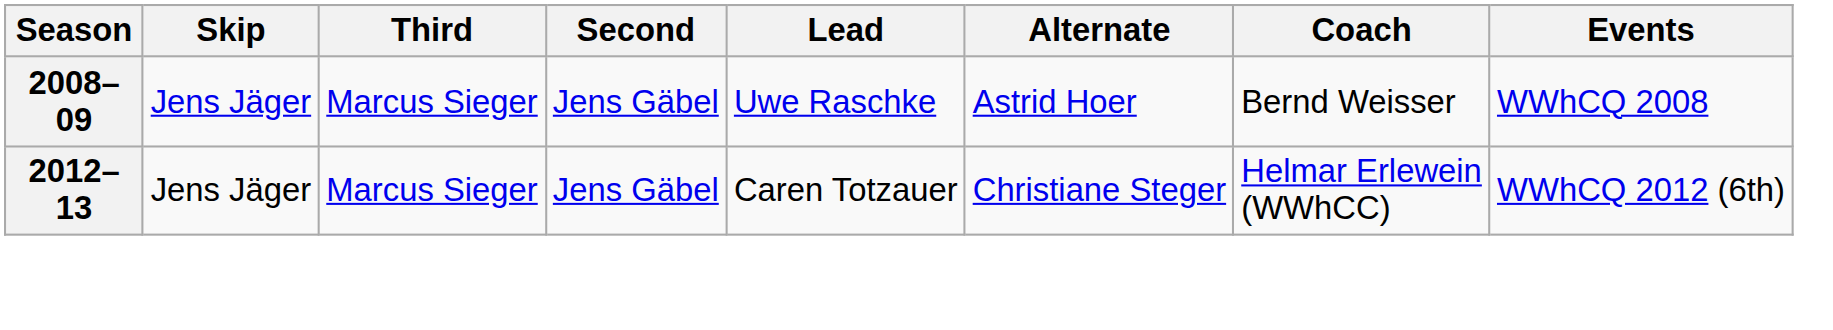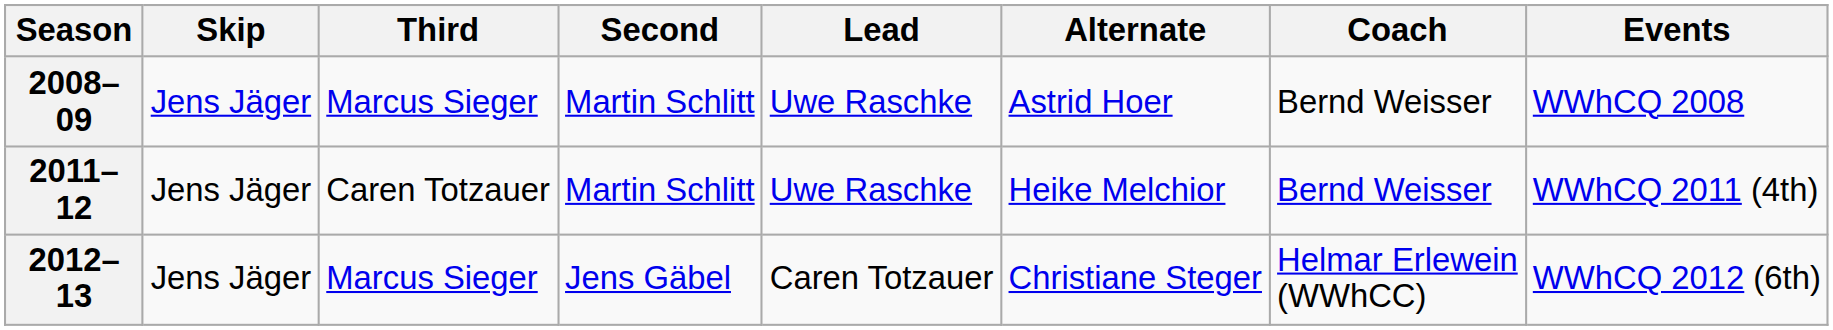(636, 100) Jens Gäbel -> (660, 100) Martin Schlitt
+ row: (74, 189)
